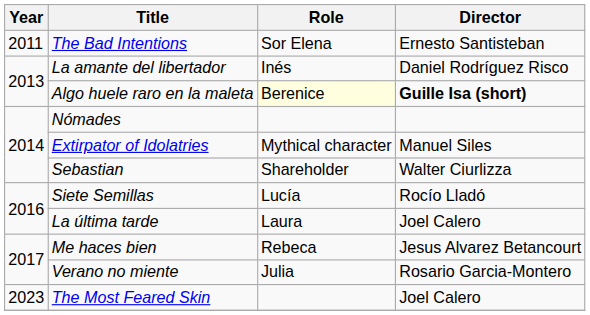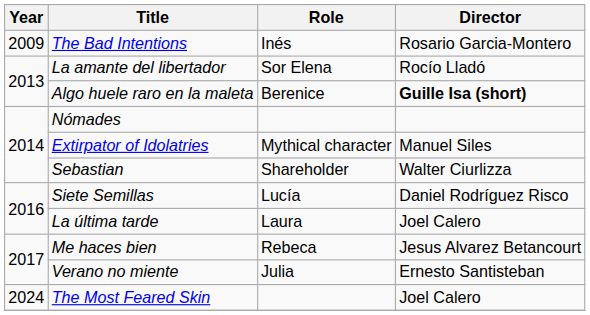(26, 43) 2011 -> (26, 43) 2009
(296, 43) Sor Elena -> (276, 43) Inés
(472, 43) Ernesto Santisteban -> (485, 43) Rosario Garcia-Montero
(276, 69) Inés -> (296, 69) Sor Elena
(484, 69) Daniel Rodríguez Risco -> (442, 69) Rocío Lladó
(293, 94) lightyellow background -> (293, 94) no background
(442, 196) Rocío Lladó -> (484, 196) Daniel Rodríguez Risco
(485, 272) Rosario Garcia-Montero -> (472, 272) Ernesto Santisteban
(26, 298) 2023 -> (26, 298) 2024
